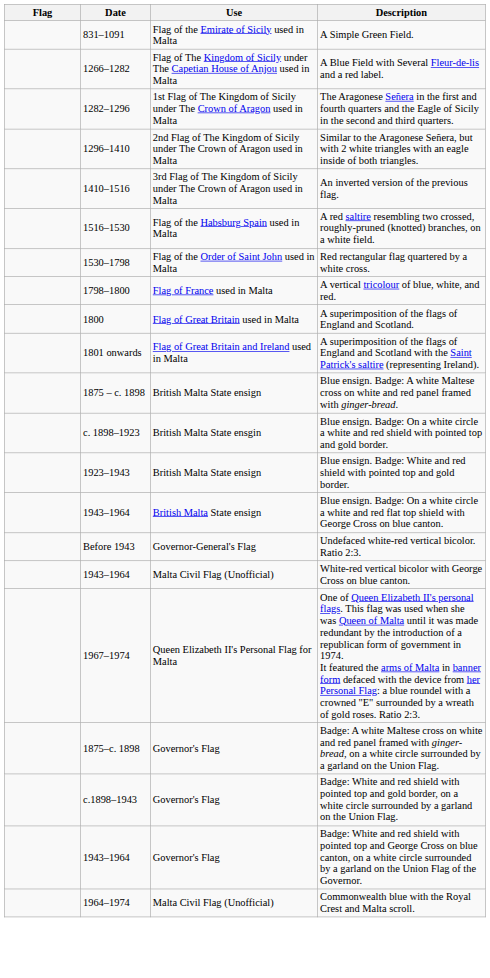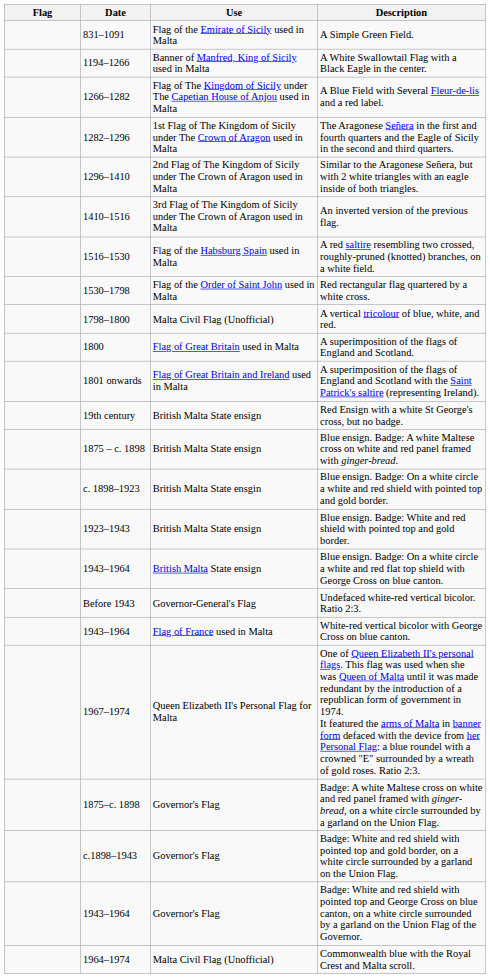+ row: (388, 63)
(213, 290) Flag of France used in Malta -> (213, 319) Malta Civil Flag (Unofficial)
+ row: (396, 415)
(213, 574) Malta Civil Flag (Unofficial) -> (213, 631) Flag of France used in Malta
